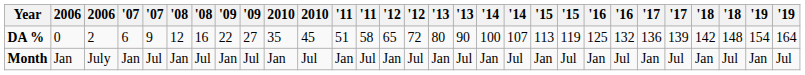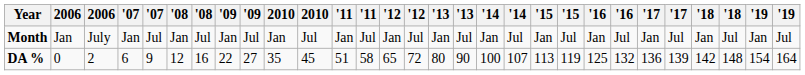rows swapped: (27, 59) <-> (26, 37)
